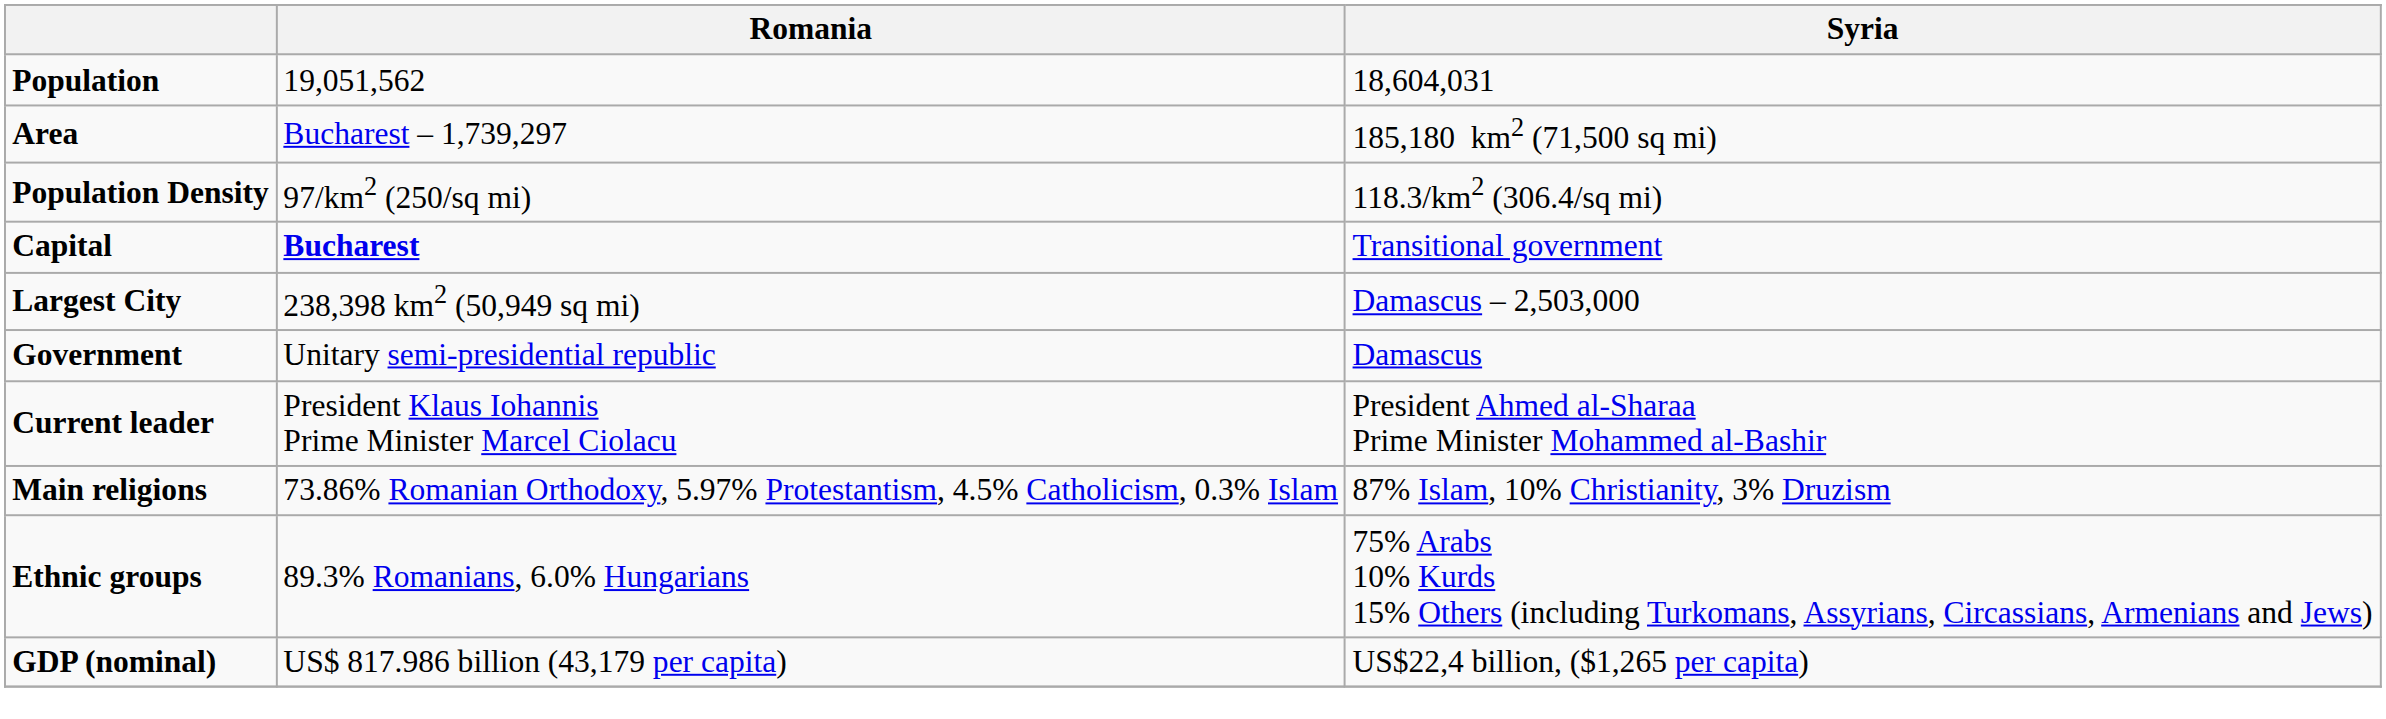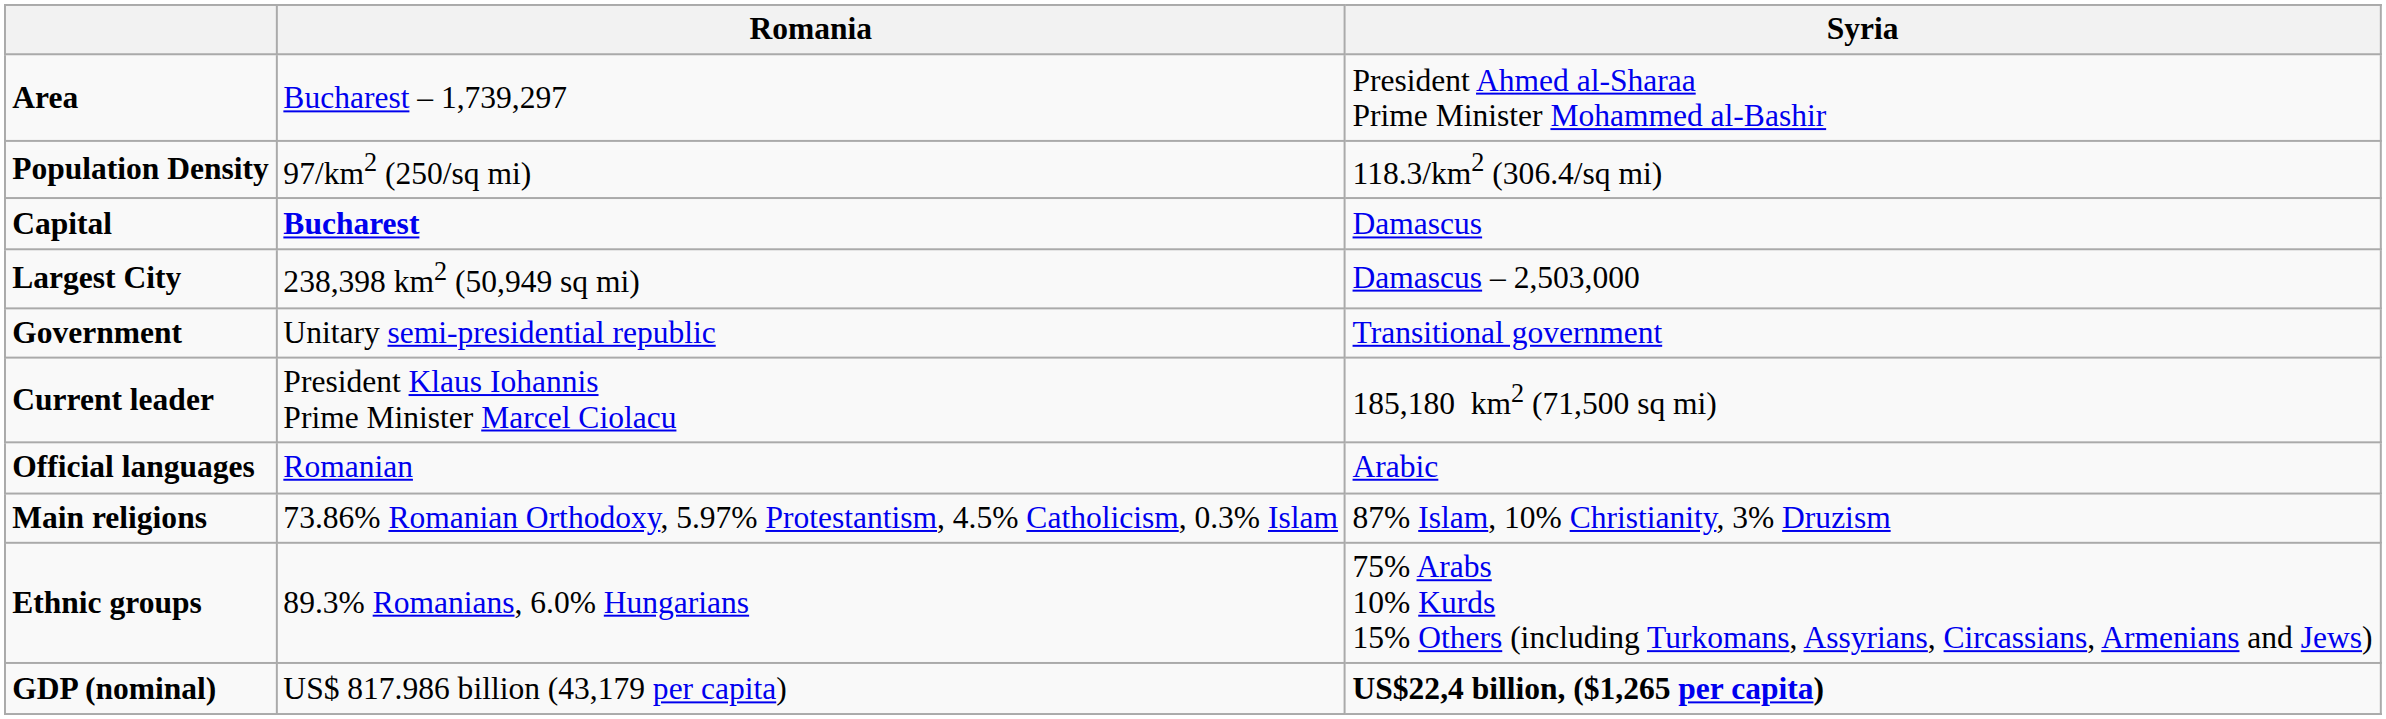- row: (86, 79)
(1535, 133) 185,180 km2 (71,500 sq mi) -> (1589, 97) President Ahmed al-Sharaa Prime Minister Mohammed al-Bashir
(1507, 246) Transitional government -> (1417, 223) Damascus
(1417, 355) Damascus -> (1507, 331) Transitional government
(1589, 422) President Ahmed al-Sharaa Prime Minister Mohammed al-Bashir -> (1535, 399) 185,180 km2 (71,500 sq mi)
+ row: (134, 467)
(1581, 661) normal -> (1588, 688) bold
